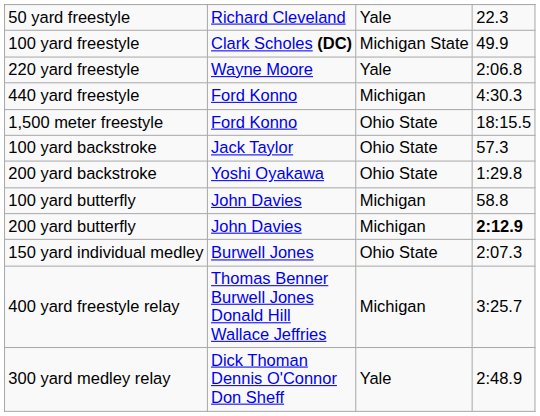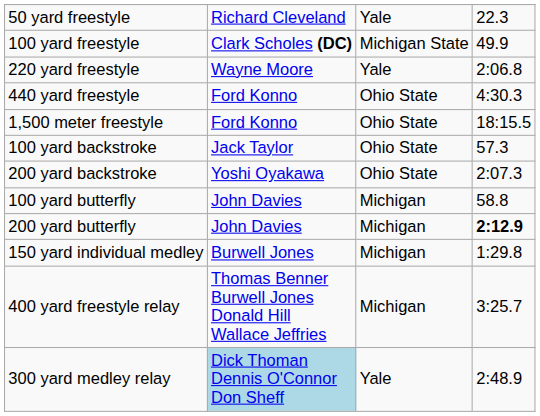(393, 95) Michigan -> (399, 95) Ohio State
(499, 174) 1:29.8 -> (499, 174) 2:07.3
(399, 252) Ohio State -> (393, 252) Michigan
(499, 252) 2:07.3 -> (499, 252) 1:29.8
(274, 379) no background -> (274, 379) lightblue background
